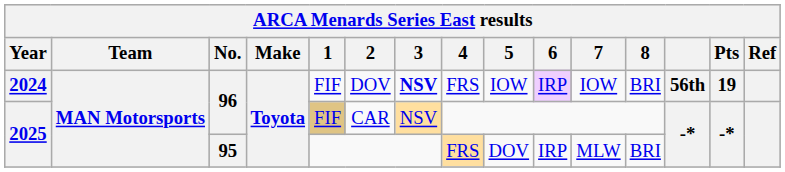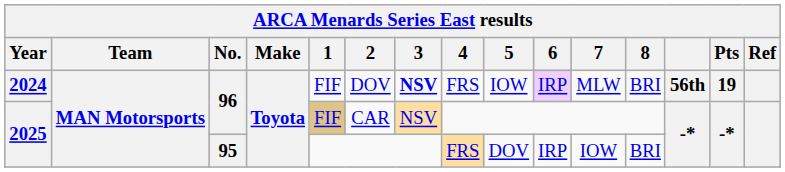(598, 85) IOW -> (598, 85) MLW
(598, 150) MLW -> (598, 150) IOW
